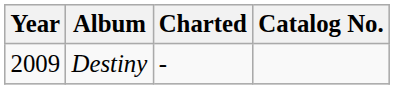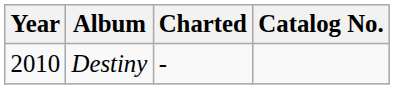(35, 63) 2009 -> (35, 63) 2010
